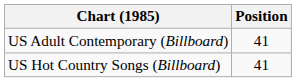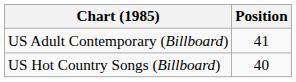(261, 64) 41 -> (261, 64) 40
